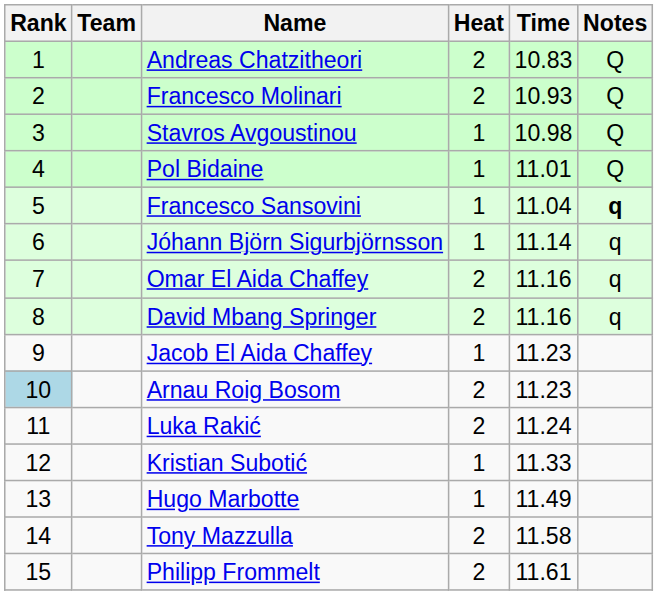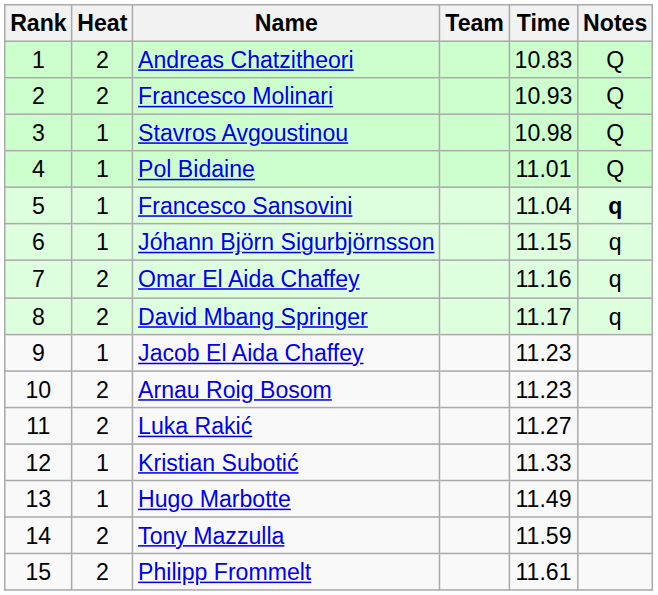columns swapped: (479, 23) <-> (107, 23)
(543, 243) 11.14 -> (543, 243) 11.15
(543, 316) 11.16 -> (543, 316) 11.17
(38, 389) lightblue background -> (38, 389) no background
(543, 426) 11.24 -> (543, 426) 11.27
(543, 535) 11.58 -> (543, 535) 11.59
